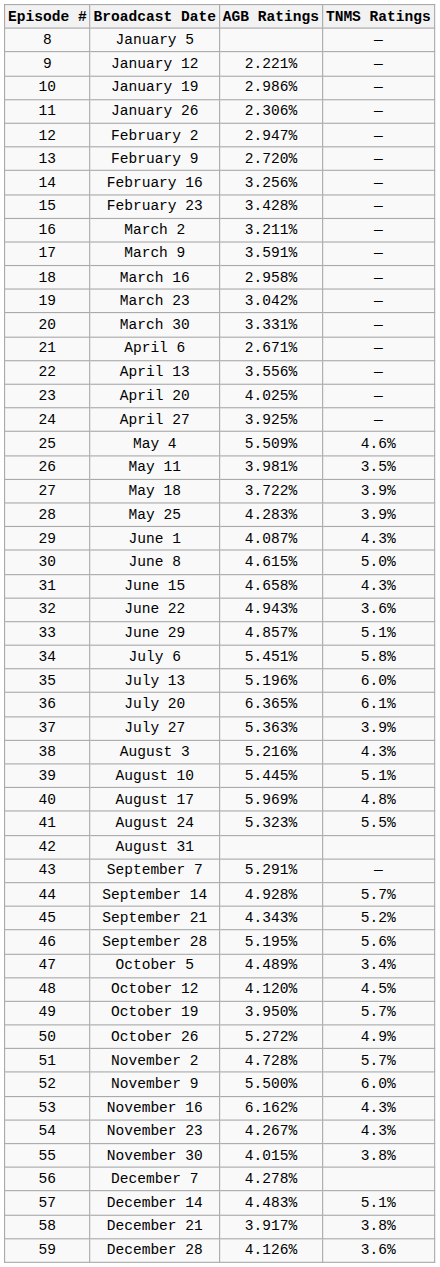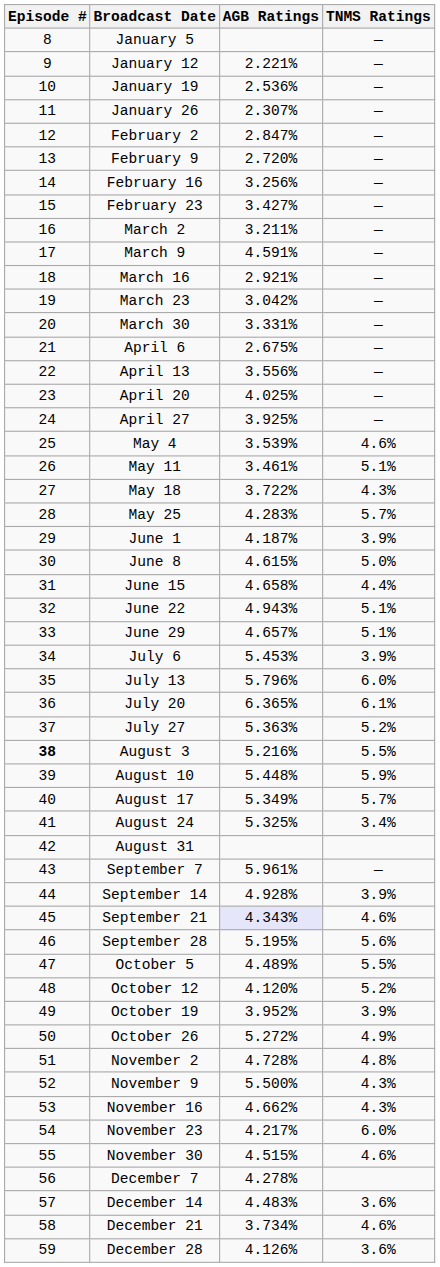(271, 88) 2.986% -> (271, 88) 2.536%
(271, 111) 2.306% -> (271, 111) 2.307%
(271, 135) 2.947% -> (271, 135) 2.847%
(271, 206) 3.428% -> (271, 206) 3.427%
(271, 254) 3.591% -> (271, 254) 4.591%
(271, 277) 2.958% -> (271, 277) 2.921%
(271, 349) 2.671% -> (271, 349) 2.675%
(271, 444) 5.509% -> (271, 444) 3.539%
(271, 467) 3.981% -> (271, 467) 3.461%
(378, 467) 3.5% -> (378, 467) 5.1%
(378, 491) 3.9% -> (378, 491) 4.3%
(378, 515) 3.9% -> (378, 515) 5.7%
(271, 538) 4.087% -> (271, 538) 4.187%
(378, 538) 4.3% -> (378, 538) 3.9%
(378, 586) 4.3% -> (378, 586) 4.4%
(378, 610) 3.6% -> (378, 610) 5.1%
(271, 633) 4.857% -> (271, 633) 4.657%
(271, 657) 5.451% -> (271, 657) 5.453%
(378, 657) 5.8% -> (378, 657) 3.9%
(271, 681) 5.196% -> (271, 681) 5.796%
(378, 728) 3.9% -> (378, 728) 5.2%
(47, 752) normal -> (47, 752) bold
(378, 752) 4.3% -> (378, 752) 5.5%
(271, 776) 5.445% -> (271, 776) 5.448%
(378, 776) 5.1% -> (378, 776) 5.9%
(271, 800) 5.969% -> (271, 800) 5.349%
(378, 800) 4.8% -> (378, 800) 5.7%
(271, 823) 5.323% -> (271, 823) 5.325%
(378, 823) 5.5% -> (378, 823) 3.4%
(271, 871) 5.291% -> (271, 871) 5.961%
(378, 894) 5.7% -> (378, 894) 3.9%
(271, 918) no background -> (271, 918) lavender background
(378, 918) 5.2% -> (378, 918) 4.6%
(378, 966) 3.4% -> (378, 966) 5.5%
(378, 989) 4.5% -> (378, 989) 5.2%
(271, 1013) 3.950% -> (271, 1013) 3.952%
(378, 1013) 5.7% -> (378, 1013) 3.9%
(378, 1061) 5.7% -> (378, 1061) 4.8%
(378, 1084) 6.0% -> (378, 1084) 4.3%
(271, 1108) 6.162% -> (271, 1108) 4.662%
(271, 1132) 4.267% -> (271, 1132) 4.217%
(378, 1132) 4.3% -> (378, 1132) 6.0%
(271, 1155) 4.015% -> (271, 1155) 4.515%
(378, 1155) 3.8% -> (378, 1155) 4.6%
(378, 1203) 5.1% -> (378, 1203) 3.6%
(271, 1227) 3.917% -> (271, 1227) 3.734%
(378, 1227) 3.8% -> (378, 1227) 4.6%
